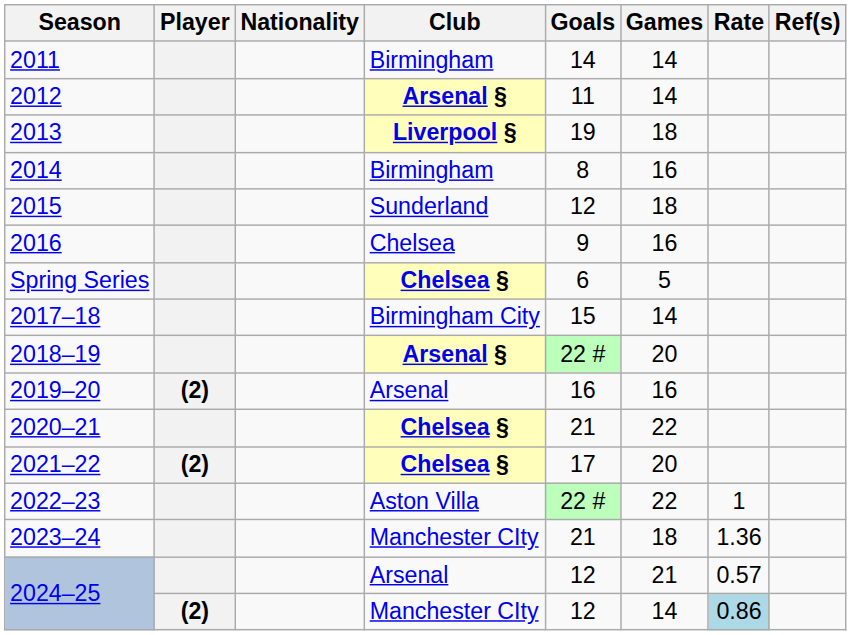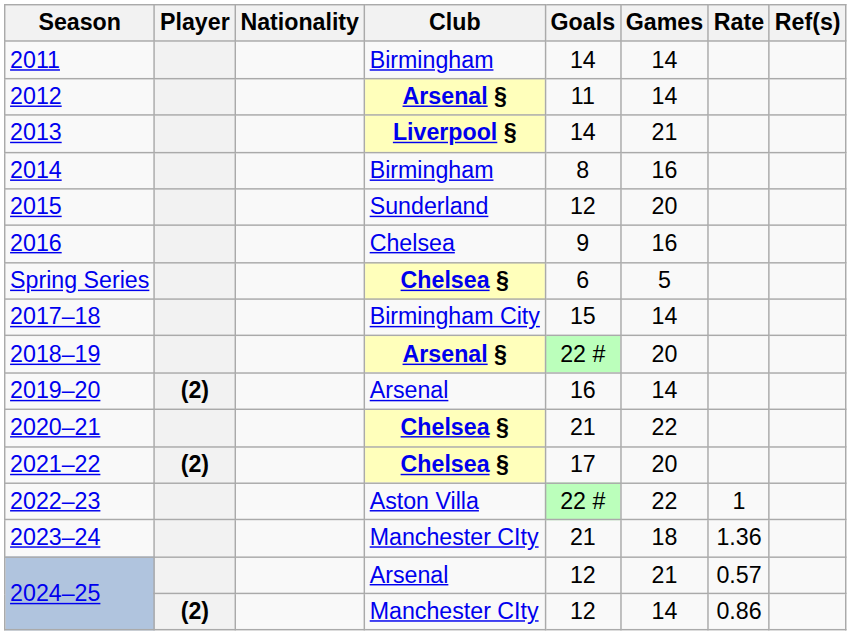(583, 133) 19 -> (583, 133) 14
(664, 133) 18 -> (664, 133) 21
(664, 206) 18 -> (664, 206) 20
(664, 390) 16 -> (664, 390) 14
(739, 611) lightblue background -> (739, 611) no background
